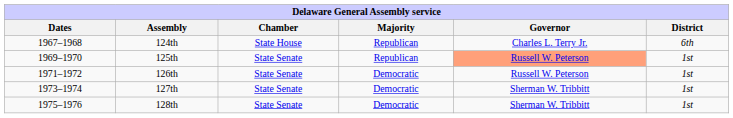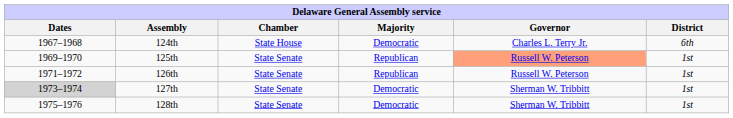(396, 43) Republican -> (396, 43) Democratic
(396, 74) Democratic -> (396, 74) Republican
(60, 89) no background -> (60, 89) lightgrey background
